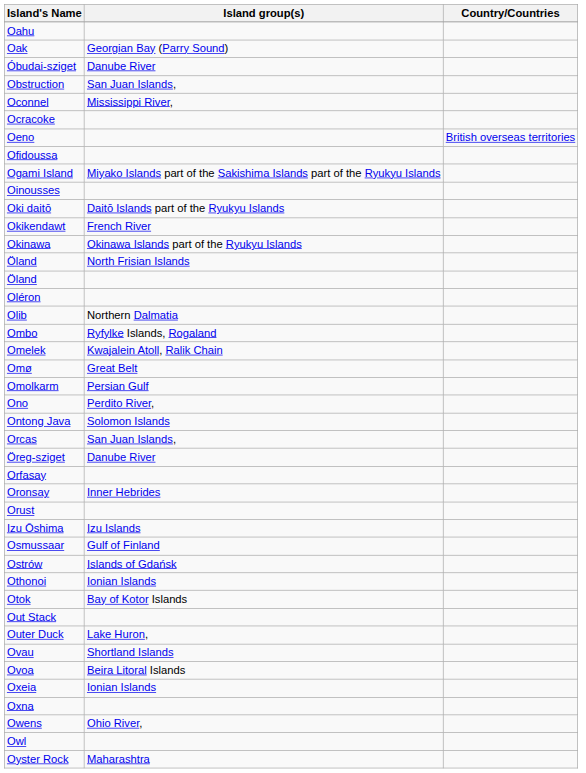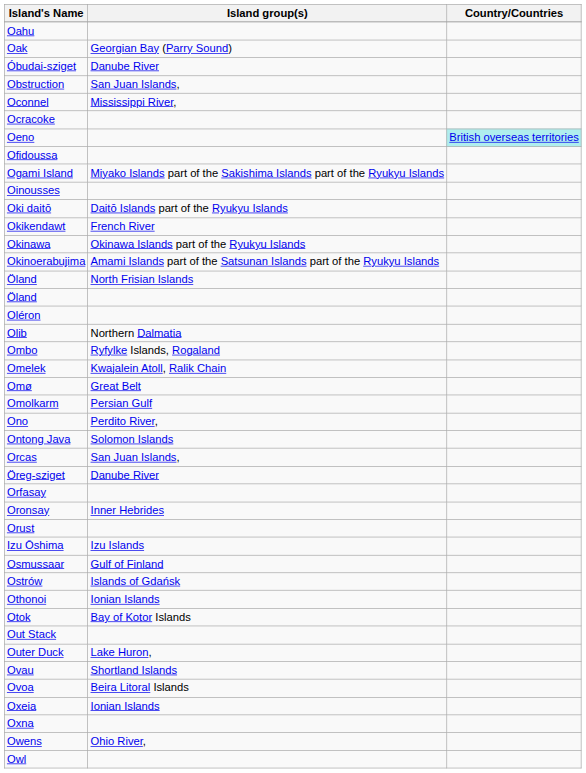(510, 137) no background -> (514, 137) paleturquoise background
+ row: (46, 262)
- row: (38, 759)
